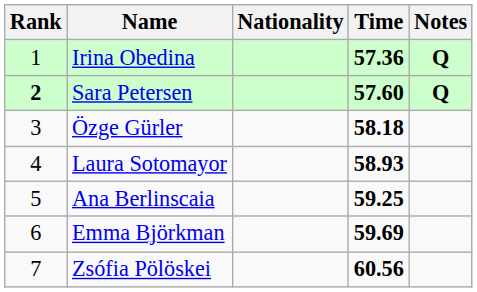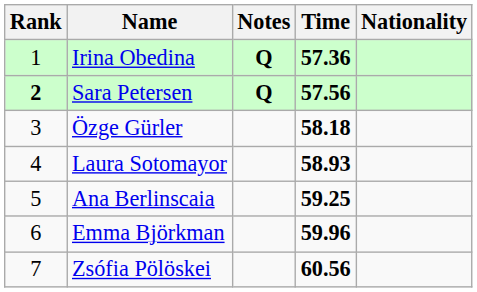columns swapped: (290, 22) <-> (441, 22)
(379, 92) 57.60 -> (326, 92) 57.56
(379, 233) 59.69 -> (326, 233) 59.96
